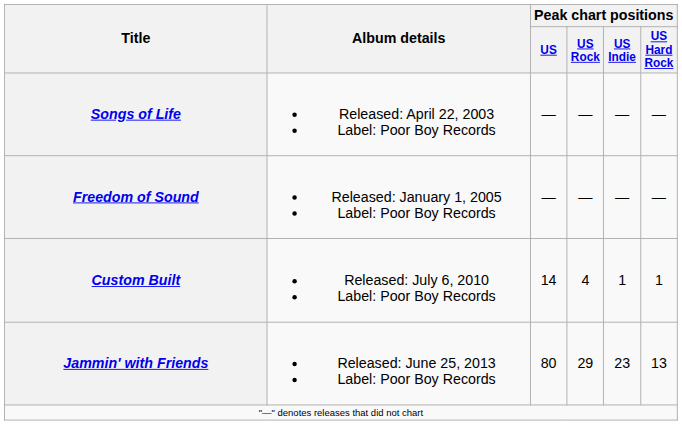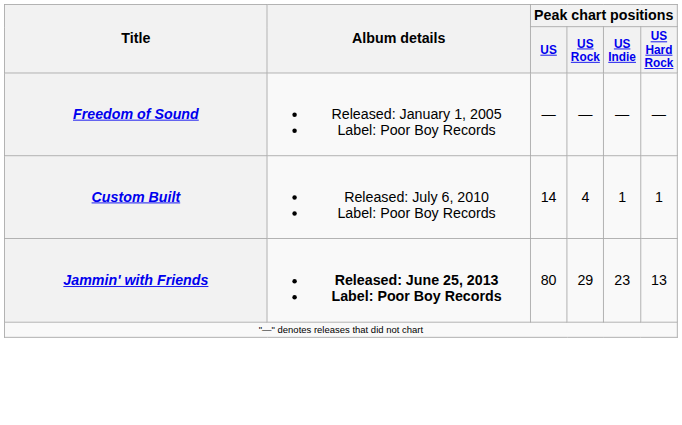- row: (136, 114)
(399, 372) normal -> (399, 288) bold
